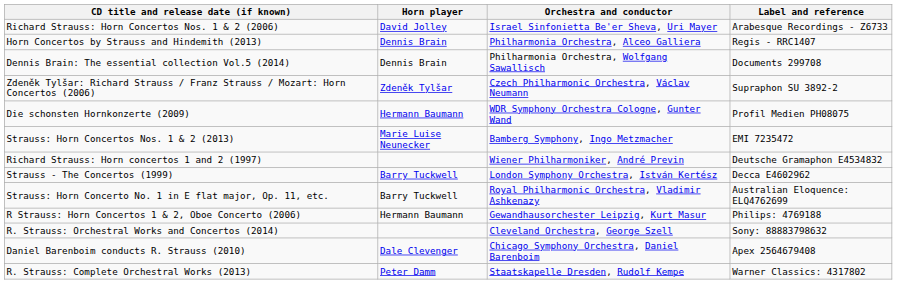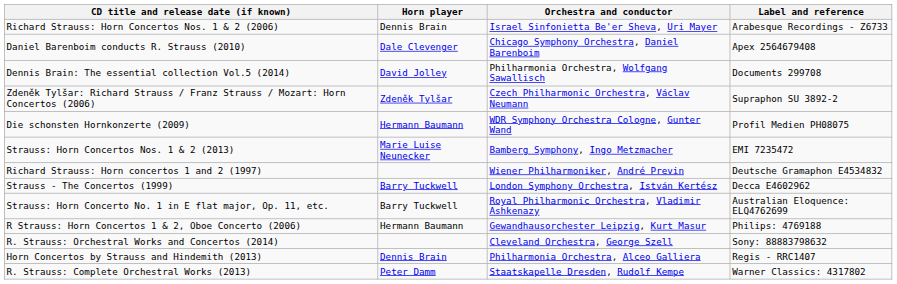(413, 27) David Jolley -> (413, 27) Dennis Brain
rows swapped: (134, 42) <-> (126, 251)
(413, 62) Dennis Brain -> (413, 73) David Jolley
